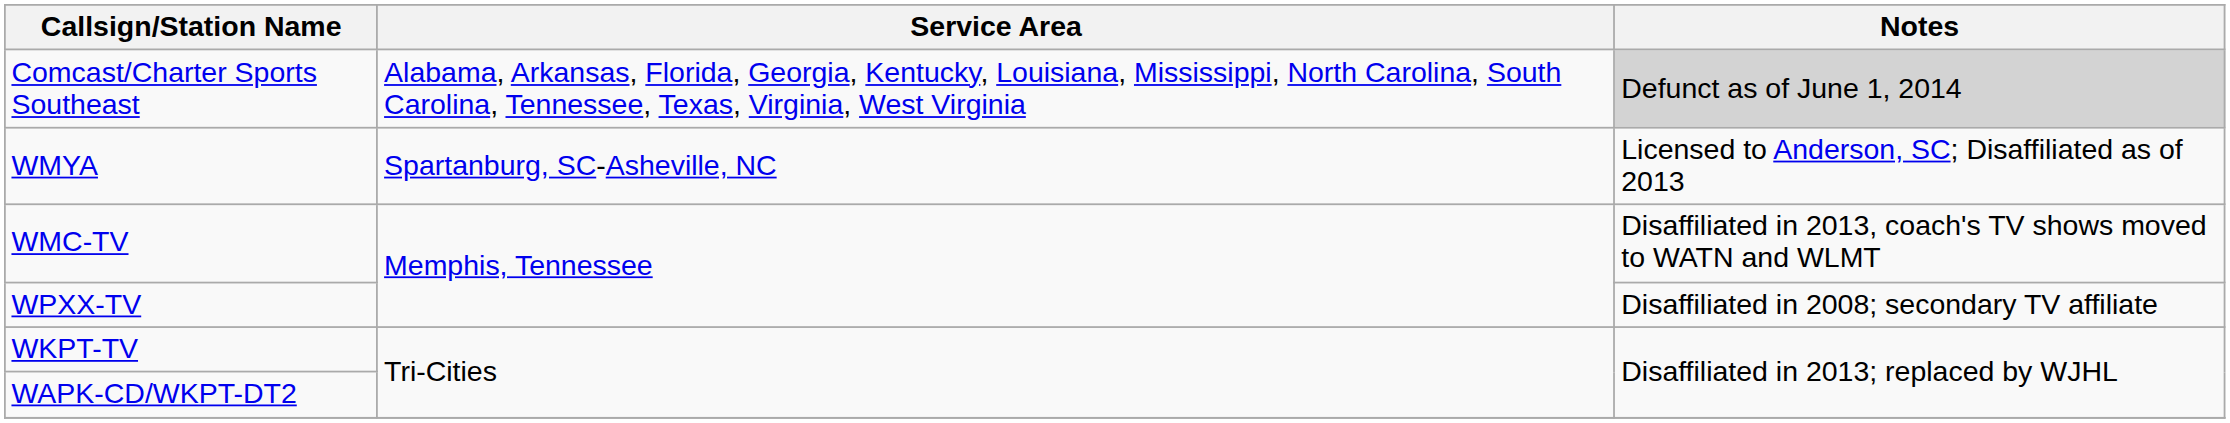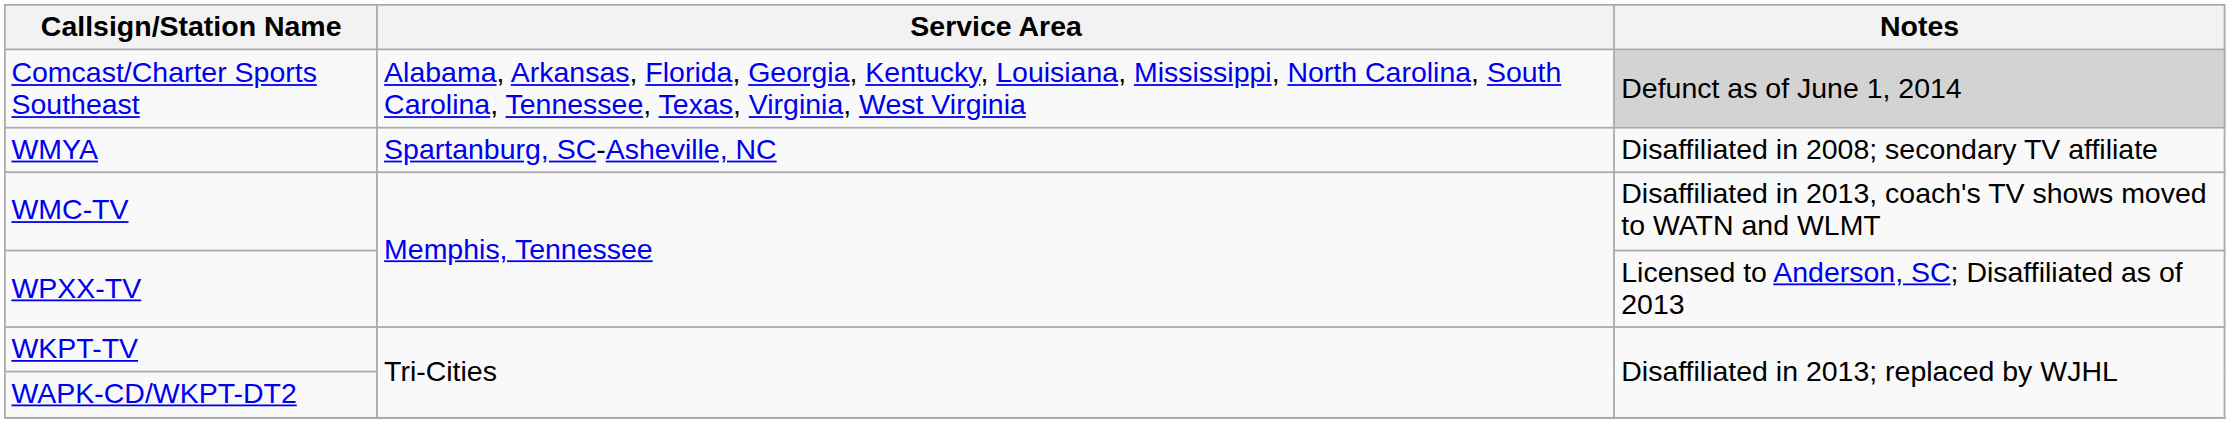(1902, 165) Licensed to Anderson, SC; Disaffiliated as of 2013 -> (1890, 149) Disaffiliated in 2008; secondary TV affiliate
(1890, 303) Disaffiliated in 2008; secondary TV affiliate -> (1902, 287) Licensed to Anderson, SC; Disaffiliated as of 2013
